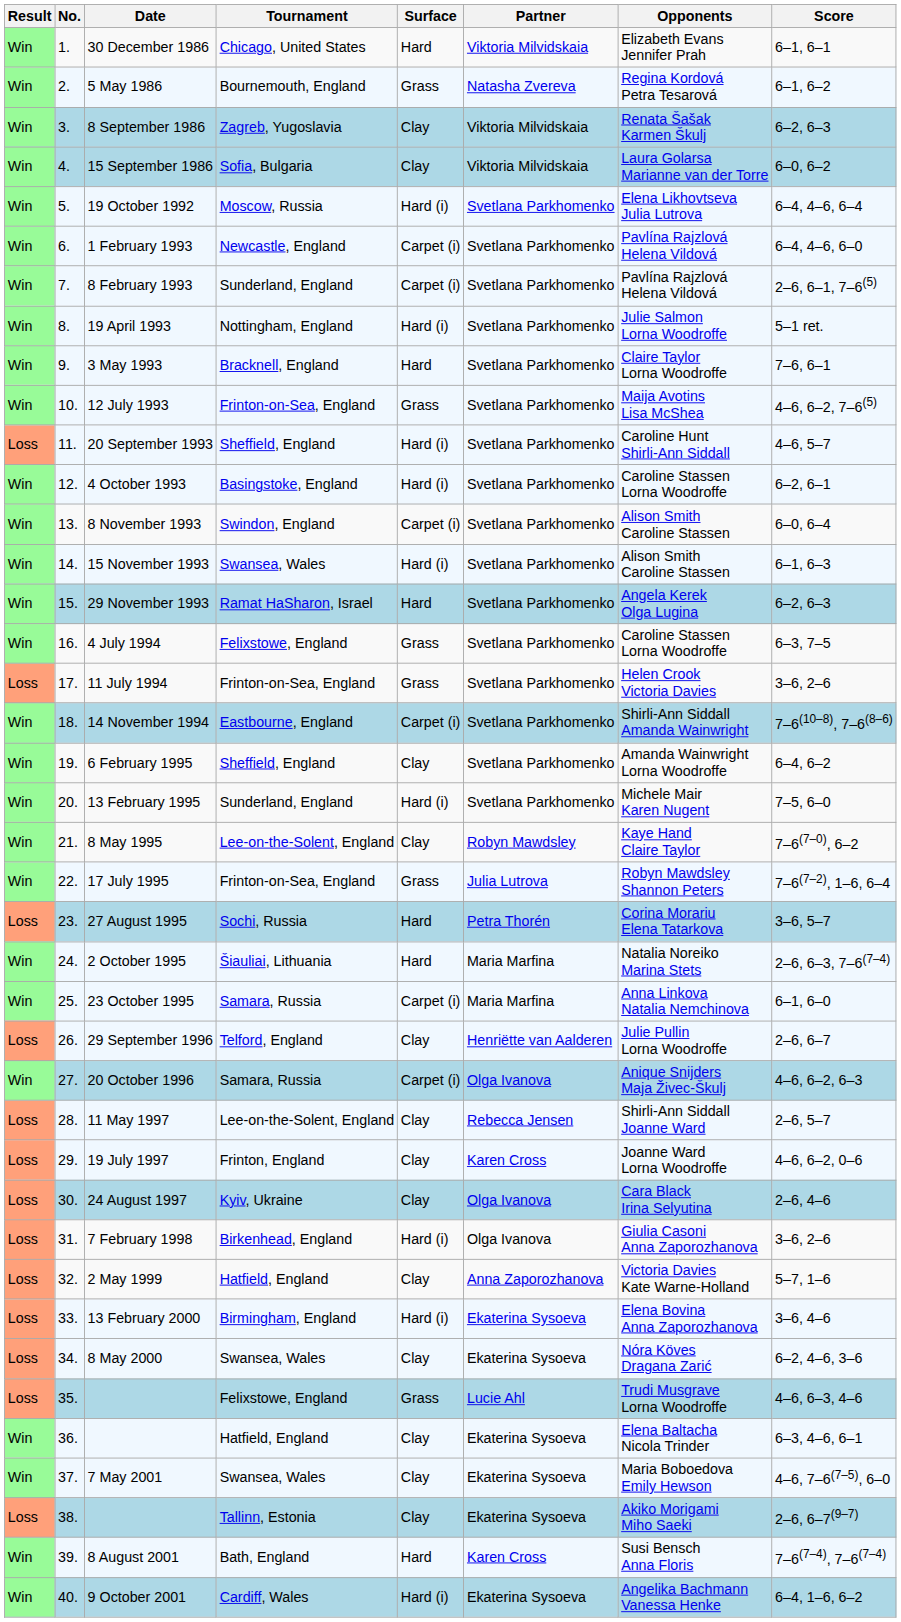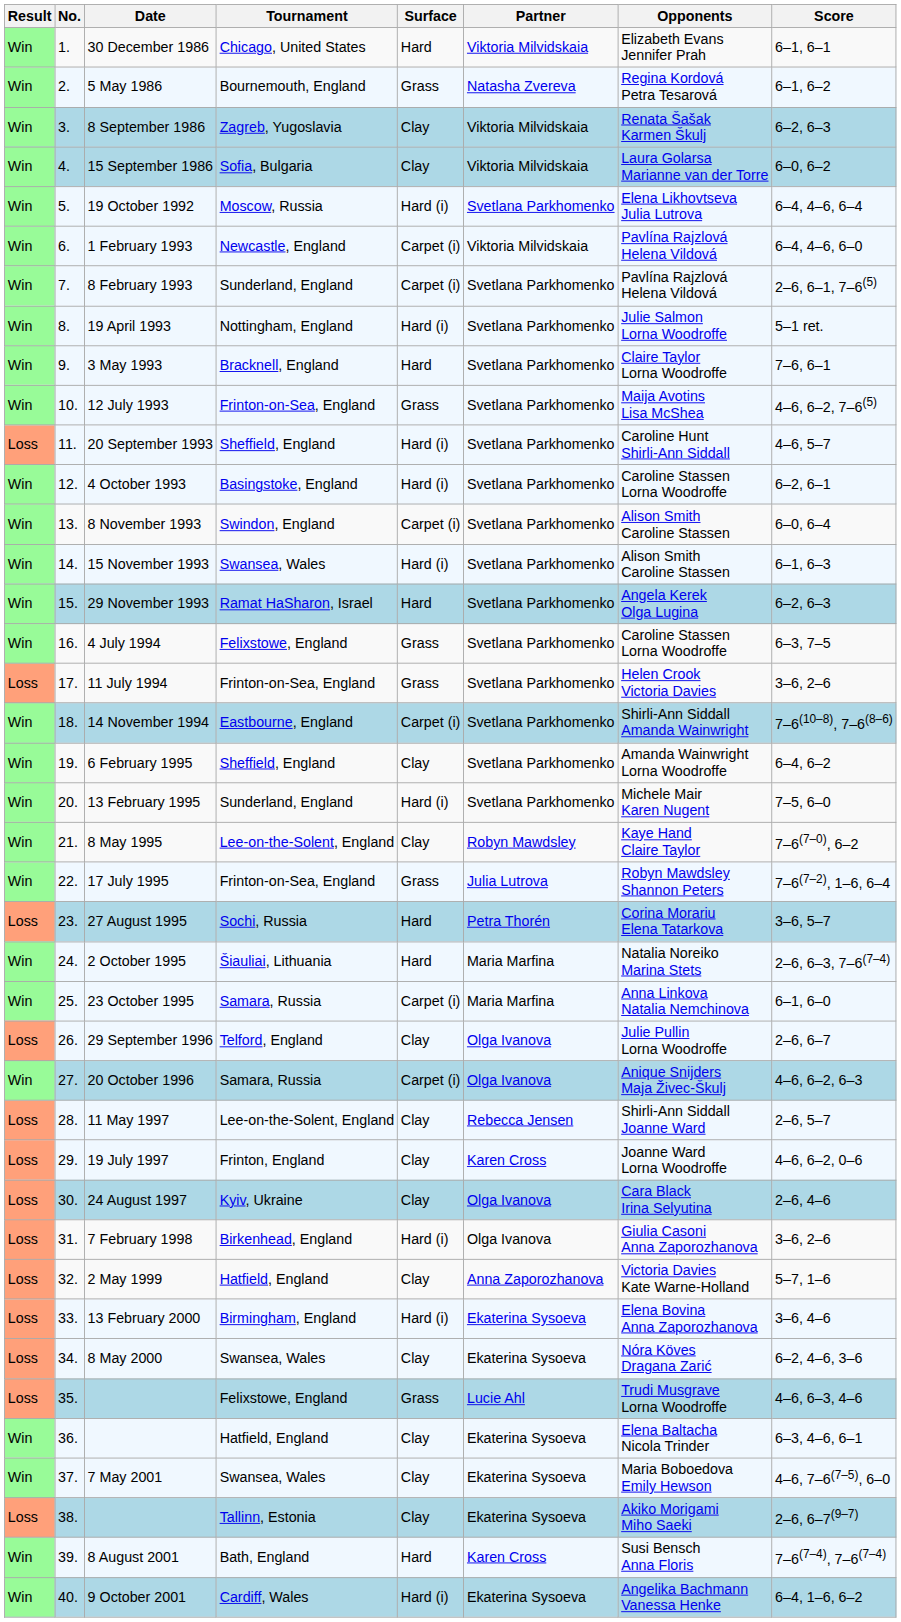(541, 245) Svetlana Parkhomenko -> (528, 245) Viktoria Milvidskaia
(540, 1040) Henriëtte van Aalderen -> (509, 1040) Olga Ivanova
